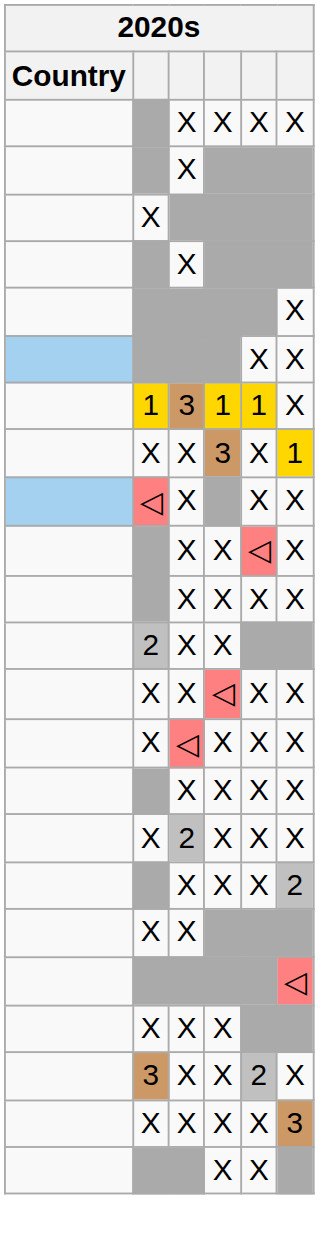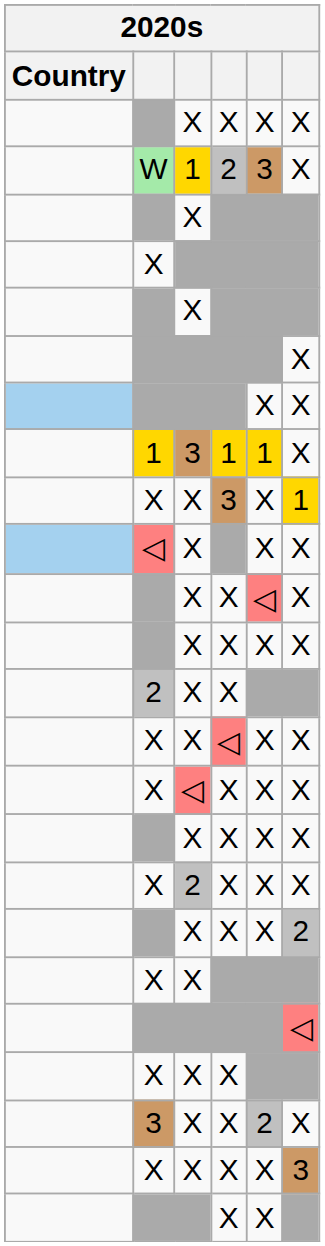+ row: (154, 169)
